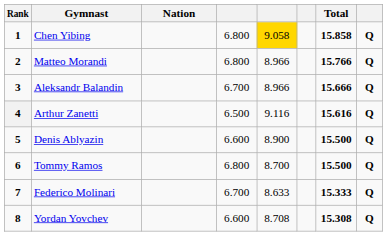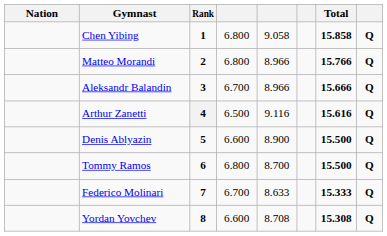columns swapped: (18, 14) <-> (179, 13)
(277, 35) gold background -> (277, 35) no background
